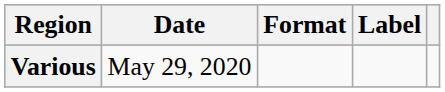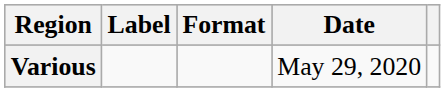columns swapped: (179, 24) <-> (390, 24)
